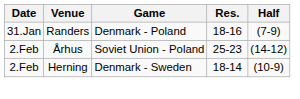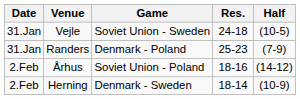+ row: (68, 31)
(227, 31) 18-16 -> (233, 49) 25-23
(227, 49) 25-23 -> (233, 67) 18-16
